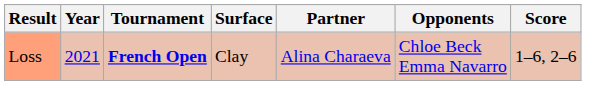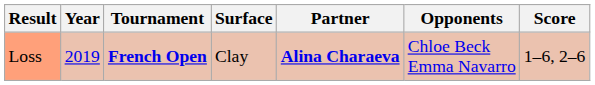(82, 56) 2021 -> (82, 56) 2019
(336, 56) normal -> (340, 56) bold
